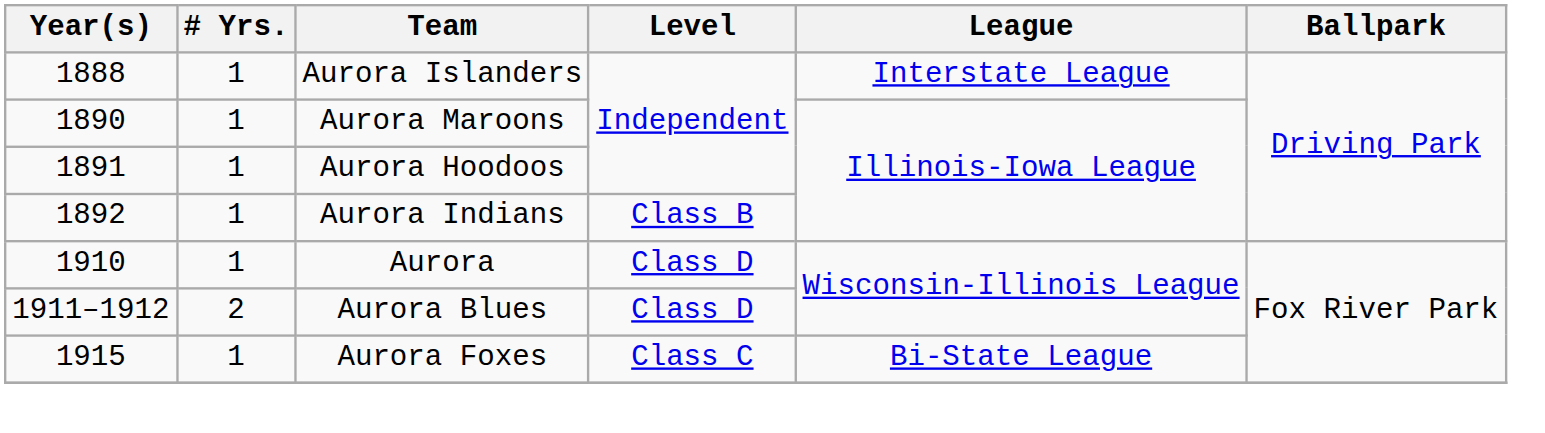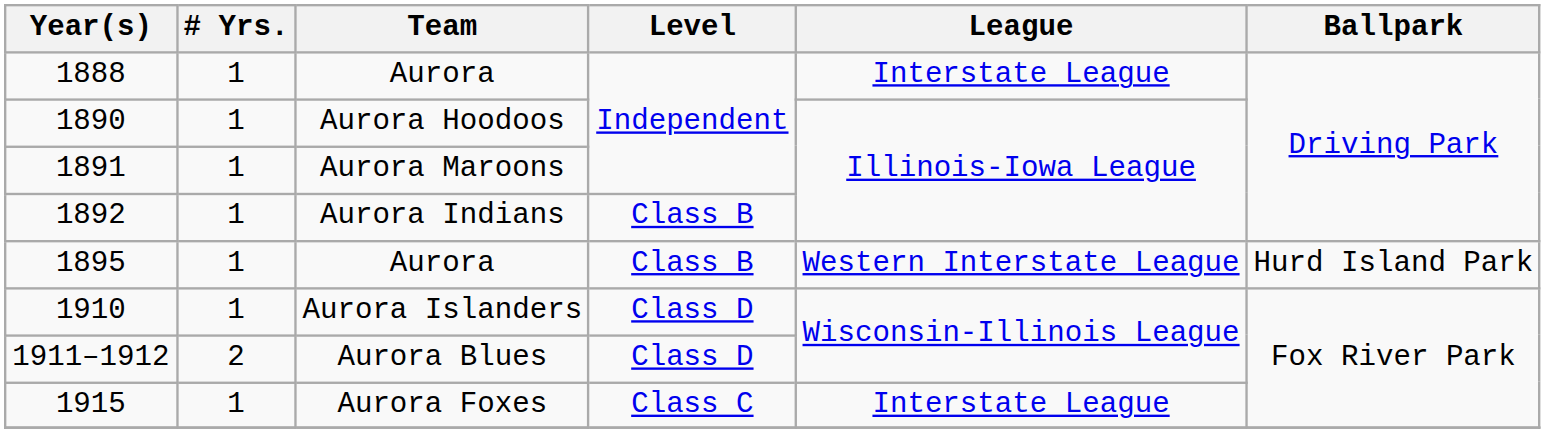(442, 76) Aurora Islanders -> (442, 76) Aurora
(442, 123) Aurora Maroons -> (442, 123) Aurora Hoodoos
(442, 170) Aurora Hoodoos -> (442, 170) Aurora Maroons
+ row: (91, 264)
(442, 264) Aurora -> (442, 311) Aurora Islanders
(1021, 358) Bi-State League -> (1021, 405) Interstate League
